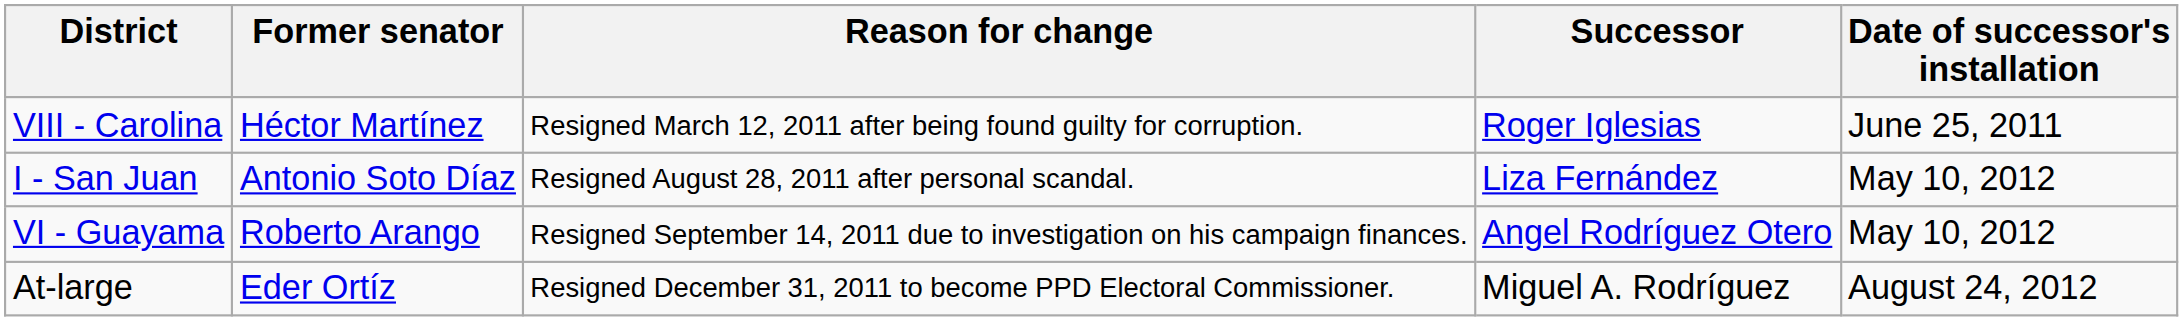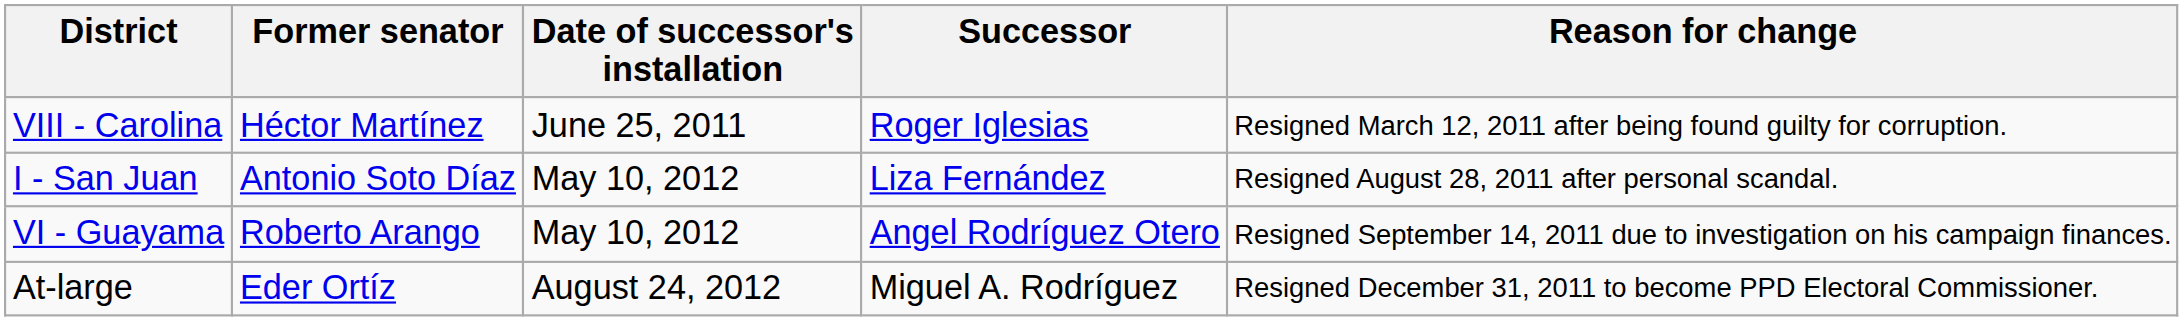columns swapped: (999, 31) <-> (2009, 50)
